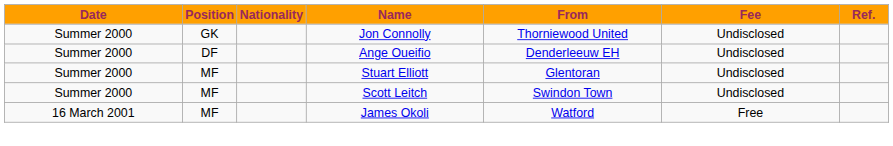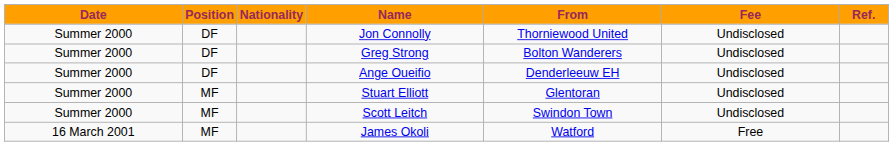(210, 34) GK -> (210, 34) DF
+ row: (395, 54)
